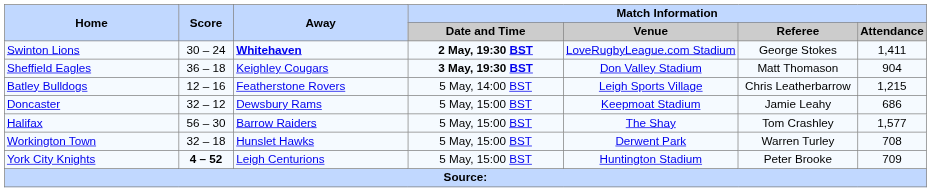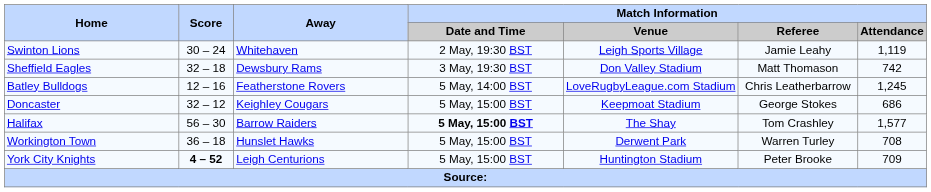(269, 50) bold -> (267, 50) normal
(486, 50) bold -> (486, 50) normal
(651, 50) LoveRugbyLeague.com Stadium -> (651, 50) Leigh Sports Village
(798, 50) George Stokes -> (798, 50) Jamie Leahy
(892, 50) 1,411 -> (892, 50) 1,119
(206, 68) 36 – 18 -> (206, 68) 32 – 18
(282, 68) Keighley Cougars -> (279, 68) Dewsbury Rams
(486, 68) bold -> (486, 68) normal
(892, 68) 904 -> (892, 68) 742
(651, 86) Leigh Sports Village -> (651, 86) LoveRugbyLeague.com Stadium
(892, 86) 1,215 -> (892, 86) 1,245
(279, 104) Dewsbury Rams -> (282, 104) Keighley Cougars
(798, 104) Jamie Leahy -> (798, 104) George Stokes
(486, 123) normal -> (486, 123) bold
(206, 141) 32 – 18 -> (206, 141) 36 – 18
